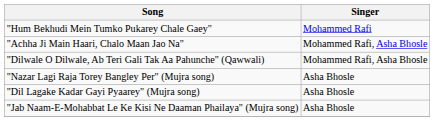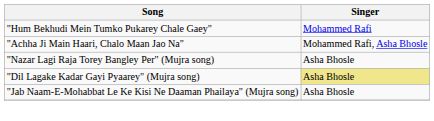- row: (136, 60)
(329, 92) no background -> (329, 76) khaki background
